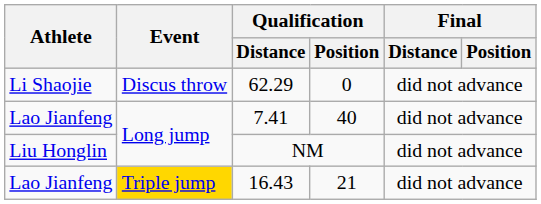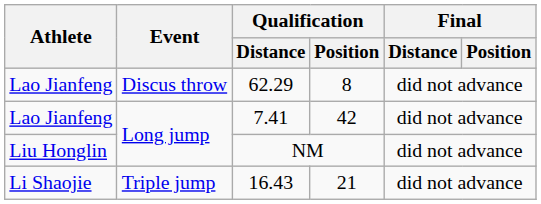(50, 85) Li Shaojie -> (61, 85) Lao Jianfeng
(347, 85) 0 -> (347, 85) 8
(347, 117) 40 -> (347, 117) 42
(61, 183) Lao Jianfeng -> (50, 183) Li Shaojie
(169, 183) gold background -> (169, 183) no background
